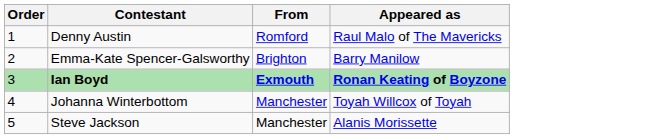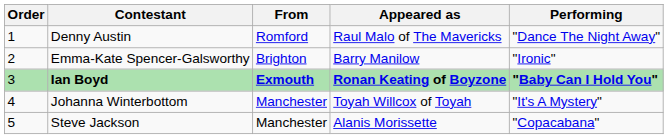+ column: (586, 15)
